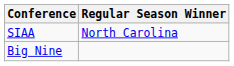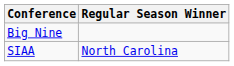rows swapped: (35, 51) <-> (21, 32)
